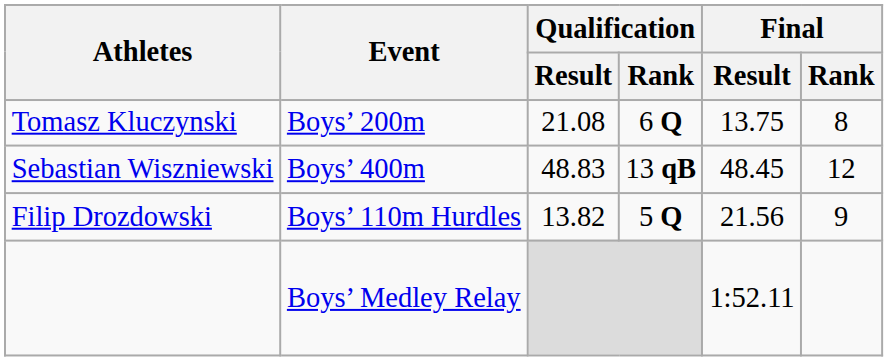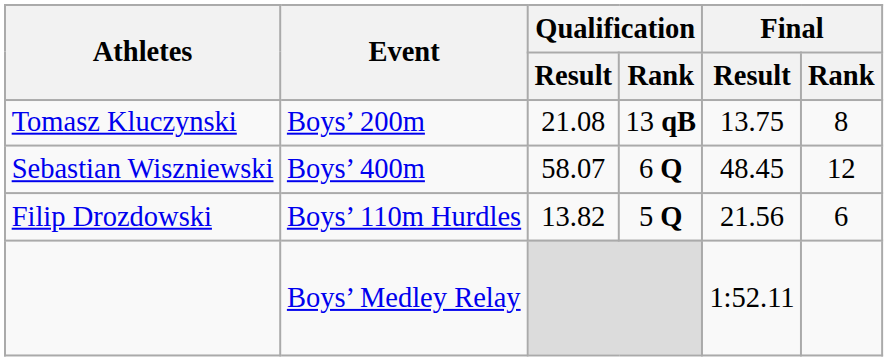(661, 122) 6 Q -> (661, 122) 13 qB
(573, 169) 48.83 -> (573, 169) 58.07
(661, 169) 13 qB -> (661, 169) 6 Q
(841, 216) 9 -> (841, 216) 6
